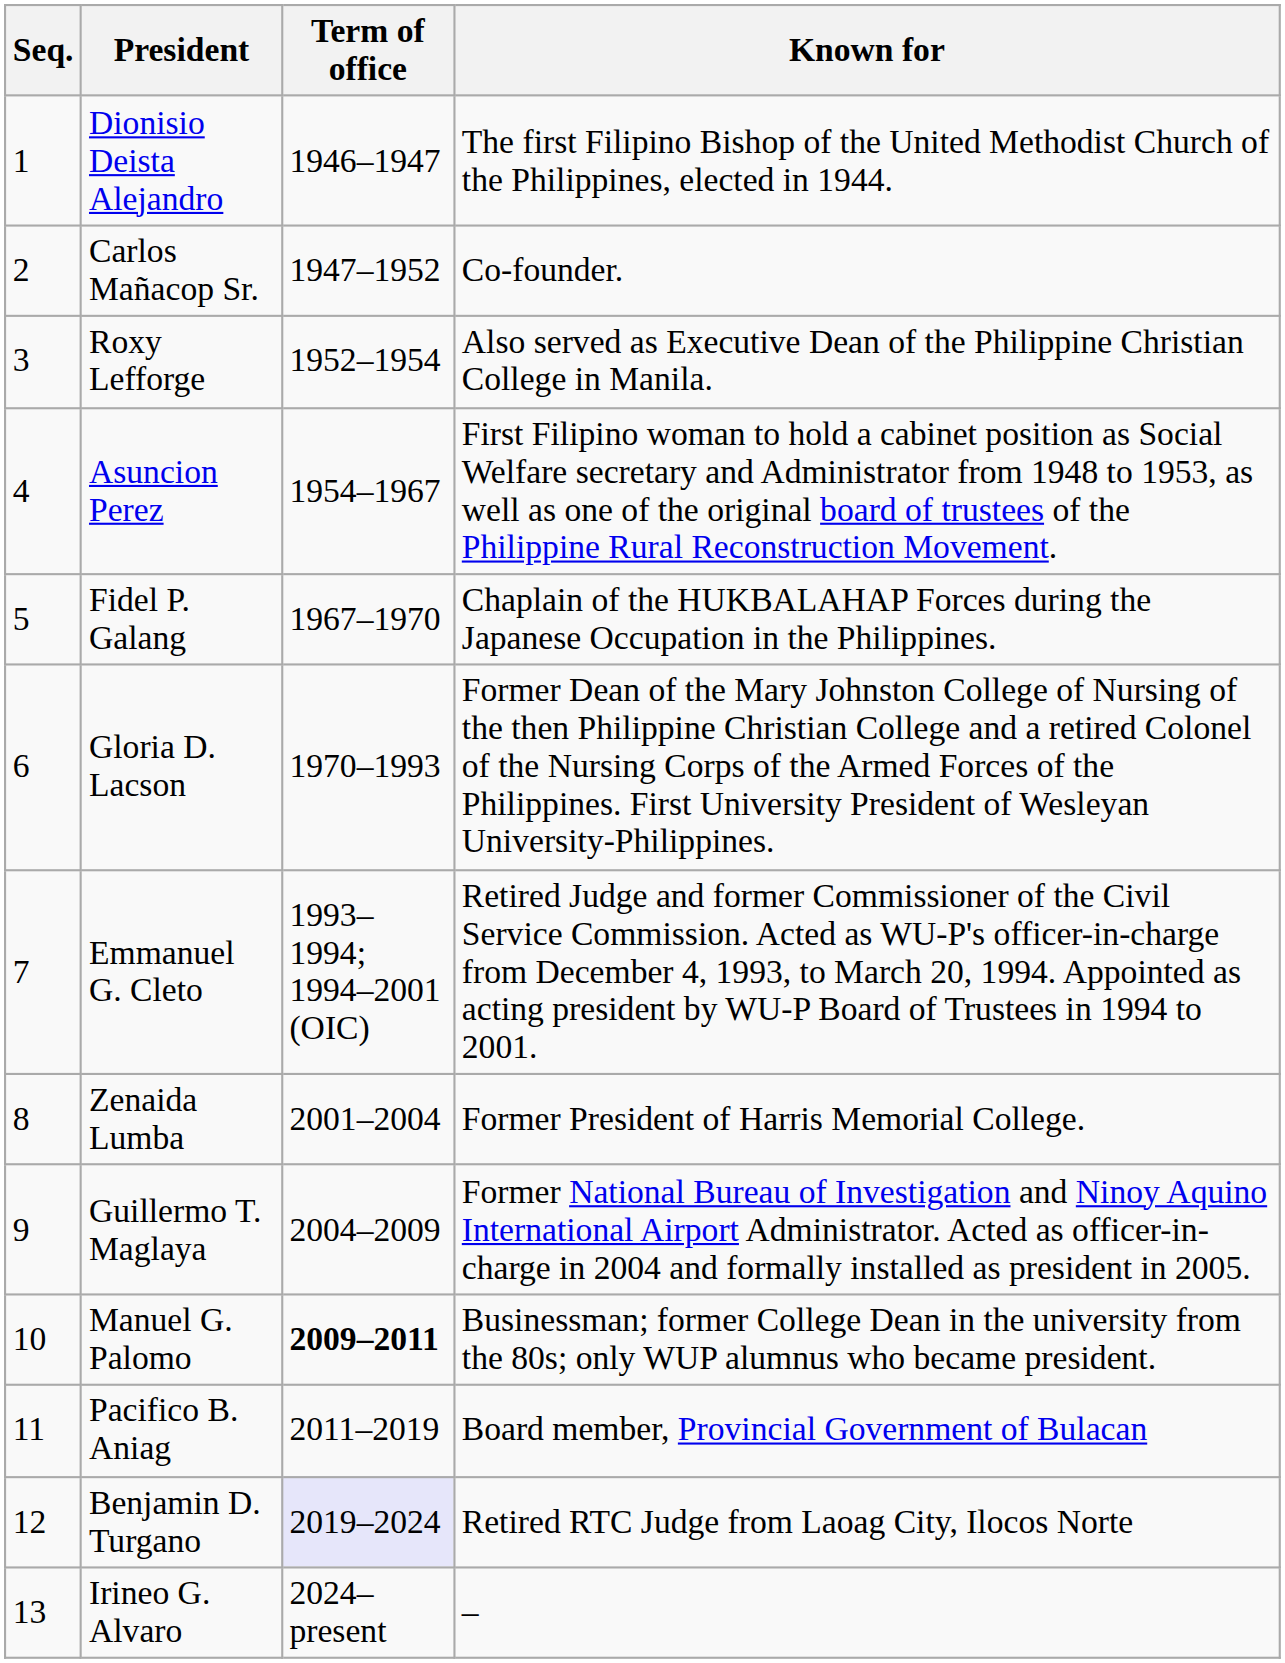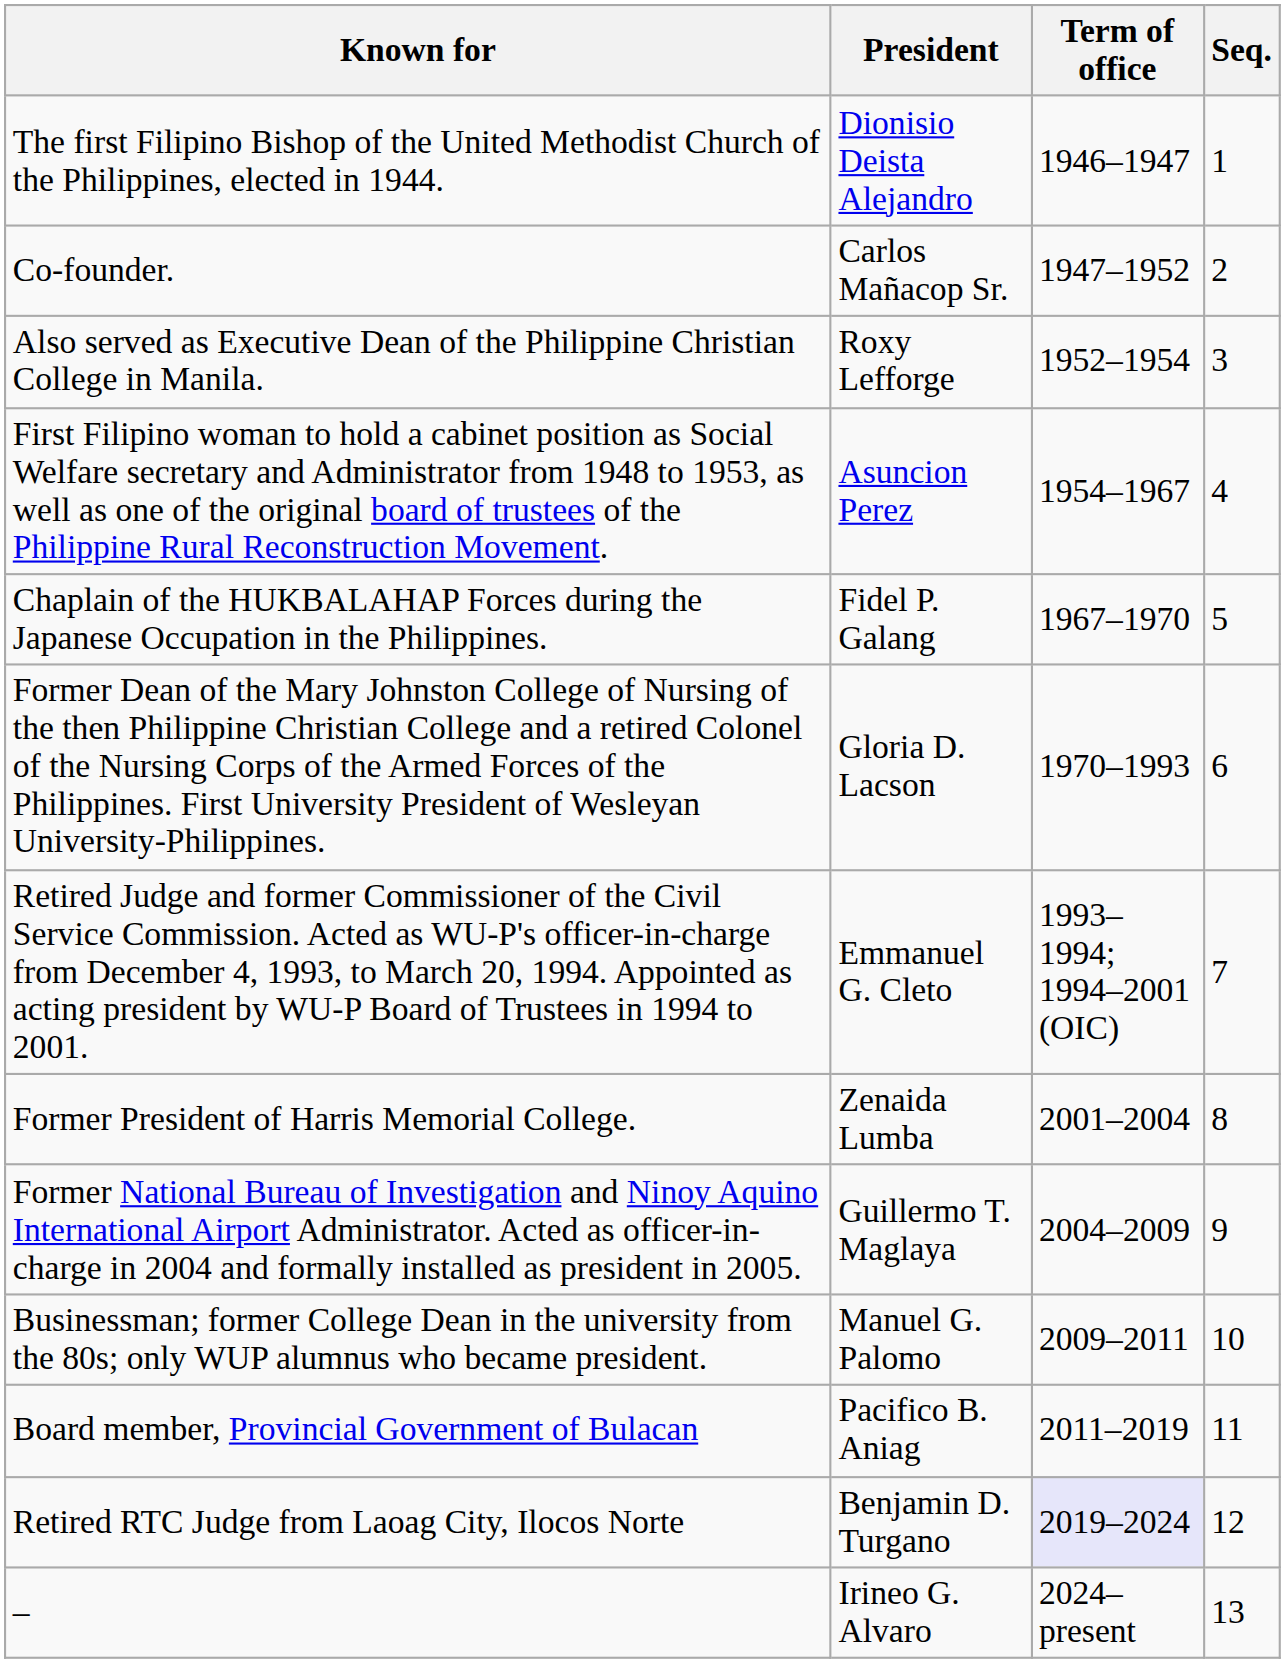columns swapped: (43, 50) <-> (867, 50)
(364, 1338) bold -> (1114, 1338) normal
